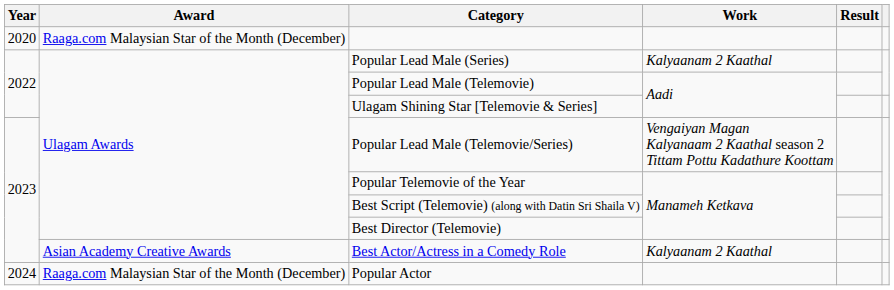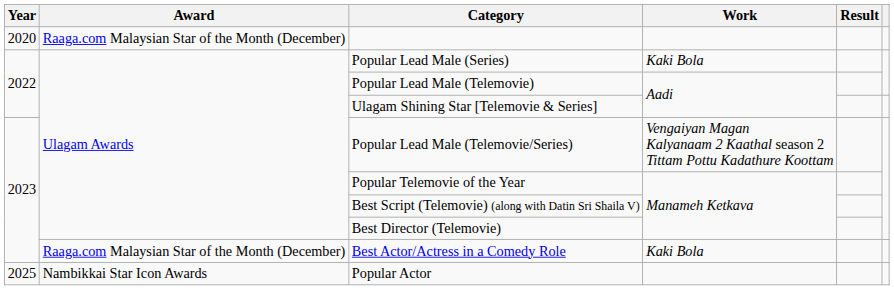(709, 60) Kalyaanam 2 Kaathal -> (675, 60) Kaki Bola
(137, 251) Asian Academy Creative Awards -> (194, 251) Raaga.com Malaysian Star of the Month (December)
(709, 251) Kalyaanam 2 Kaathal -> (675, 251) Kaki Bola
(22, 273) 2024 -> (22, 273) 2025
(194, 273) Raaga.com Malaysian Star of the Month (December) -> (125, 273) Nambikkai Star Icon Awards
